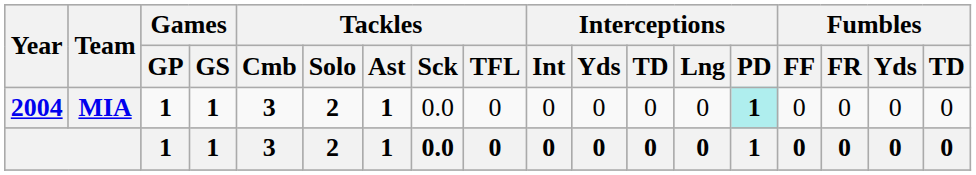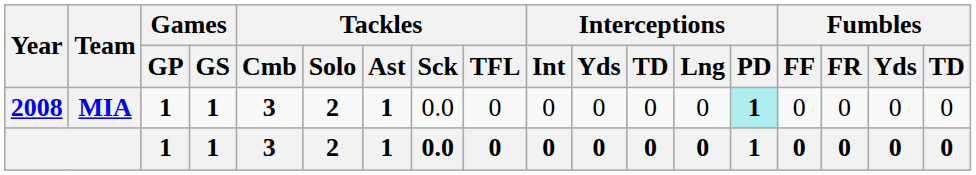(37, 107) 2004 -> (37, 107) 2008
